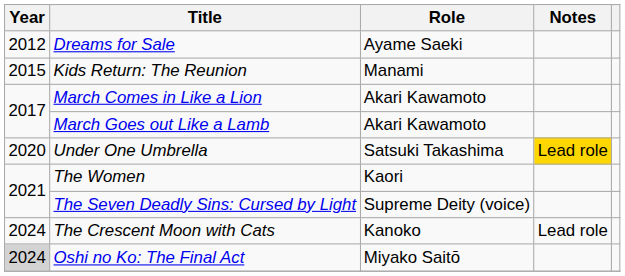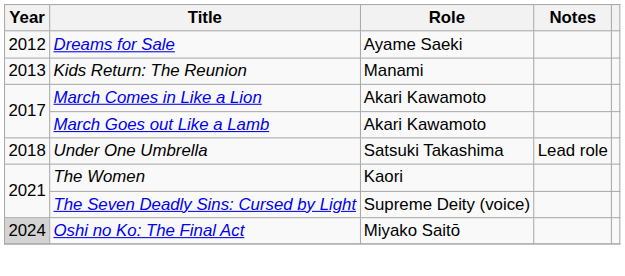(27, 71) 2015 -> (27, 71) 2013
(27, 151) 2020 -> (27, 151) 2018
(573, 151) gold background -> (573, 151) no background
- row: (164, 230)
